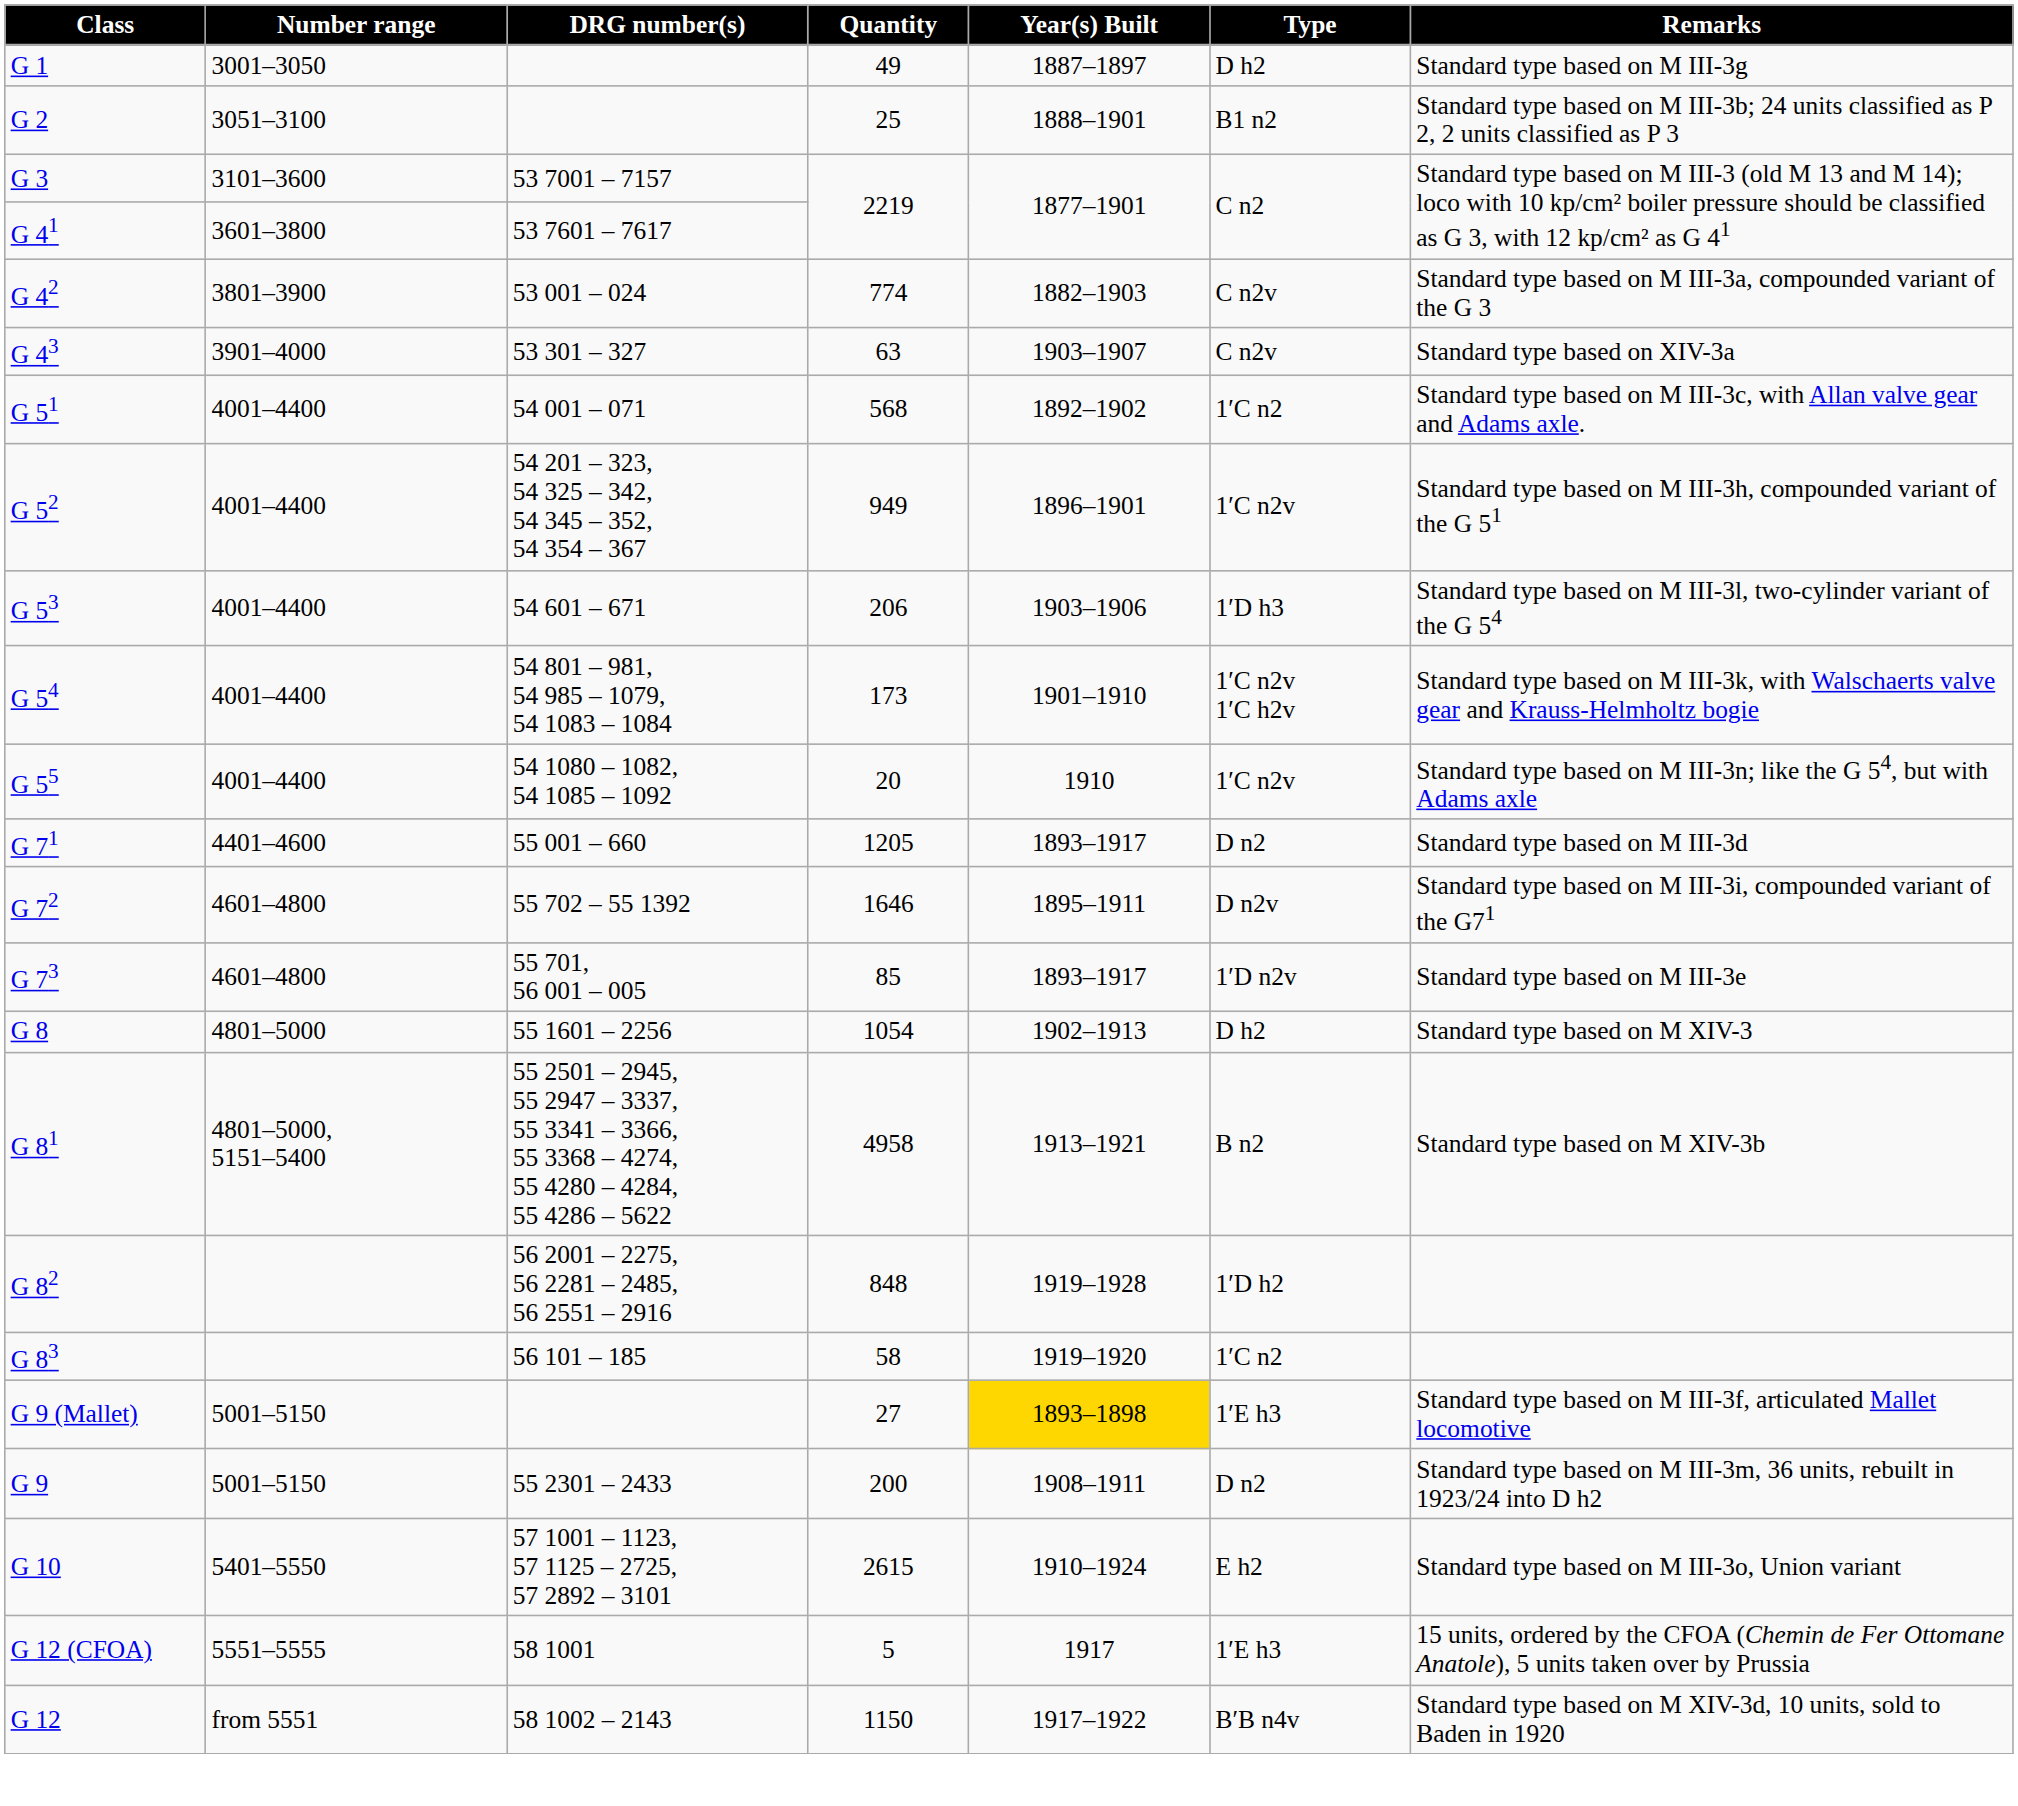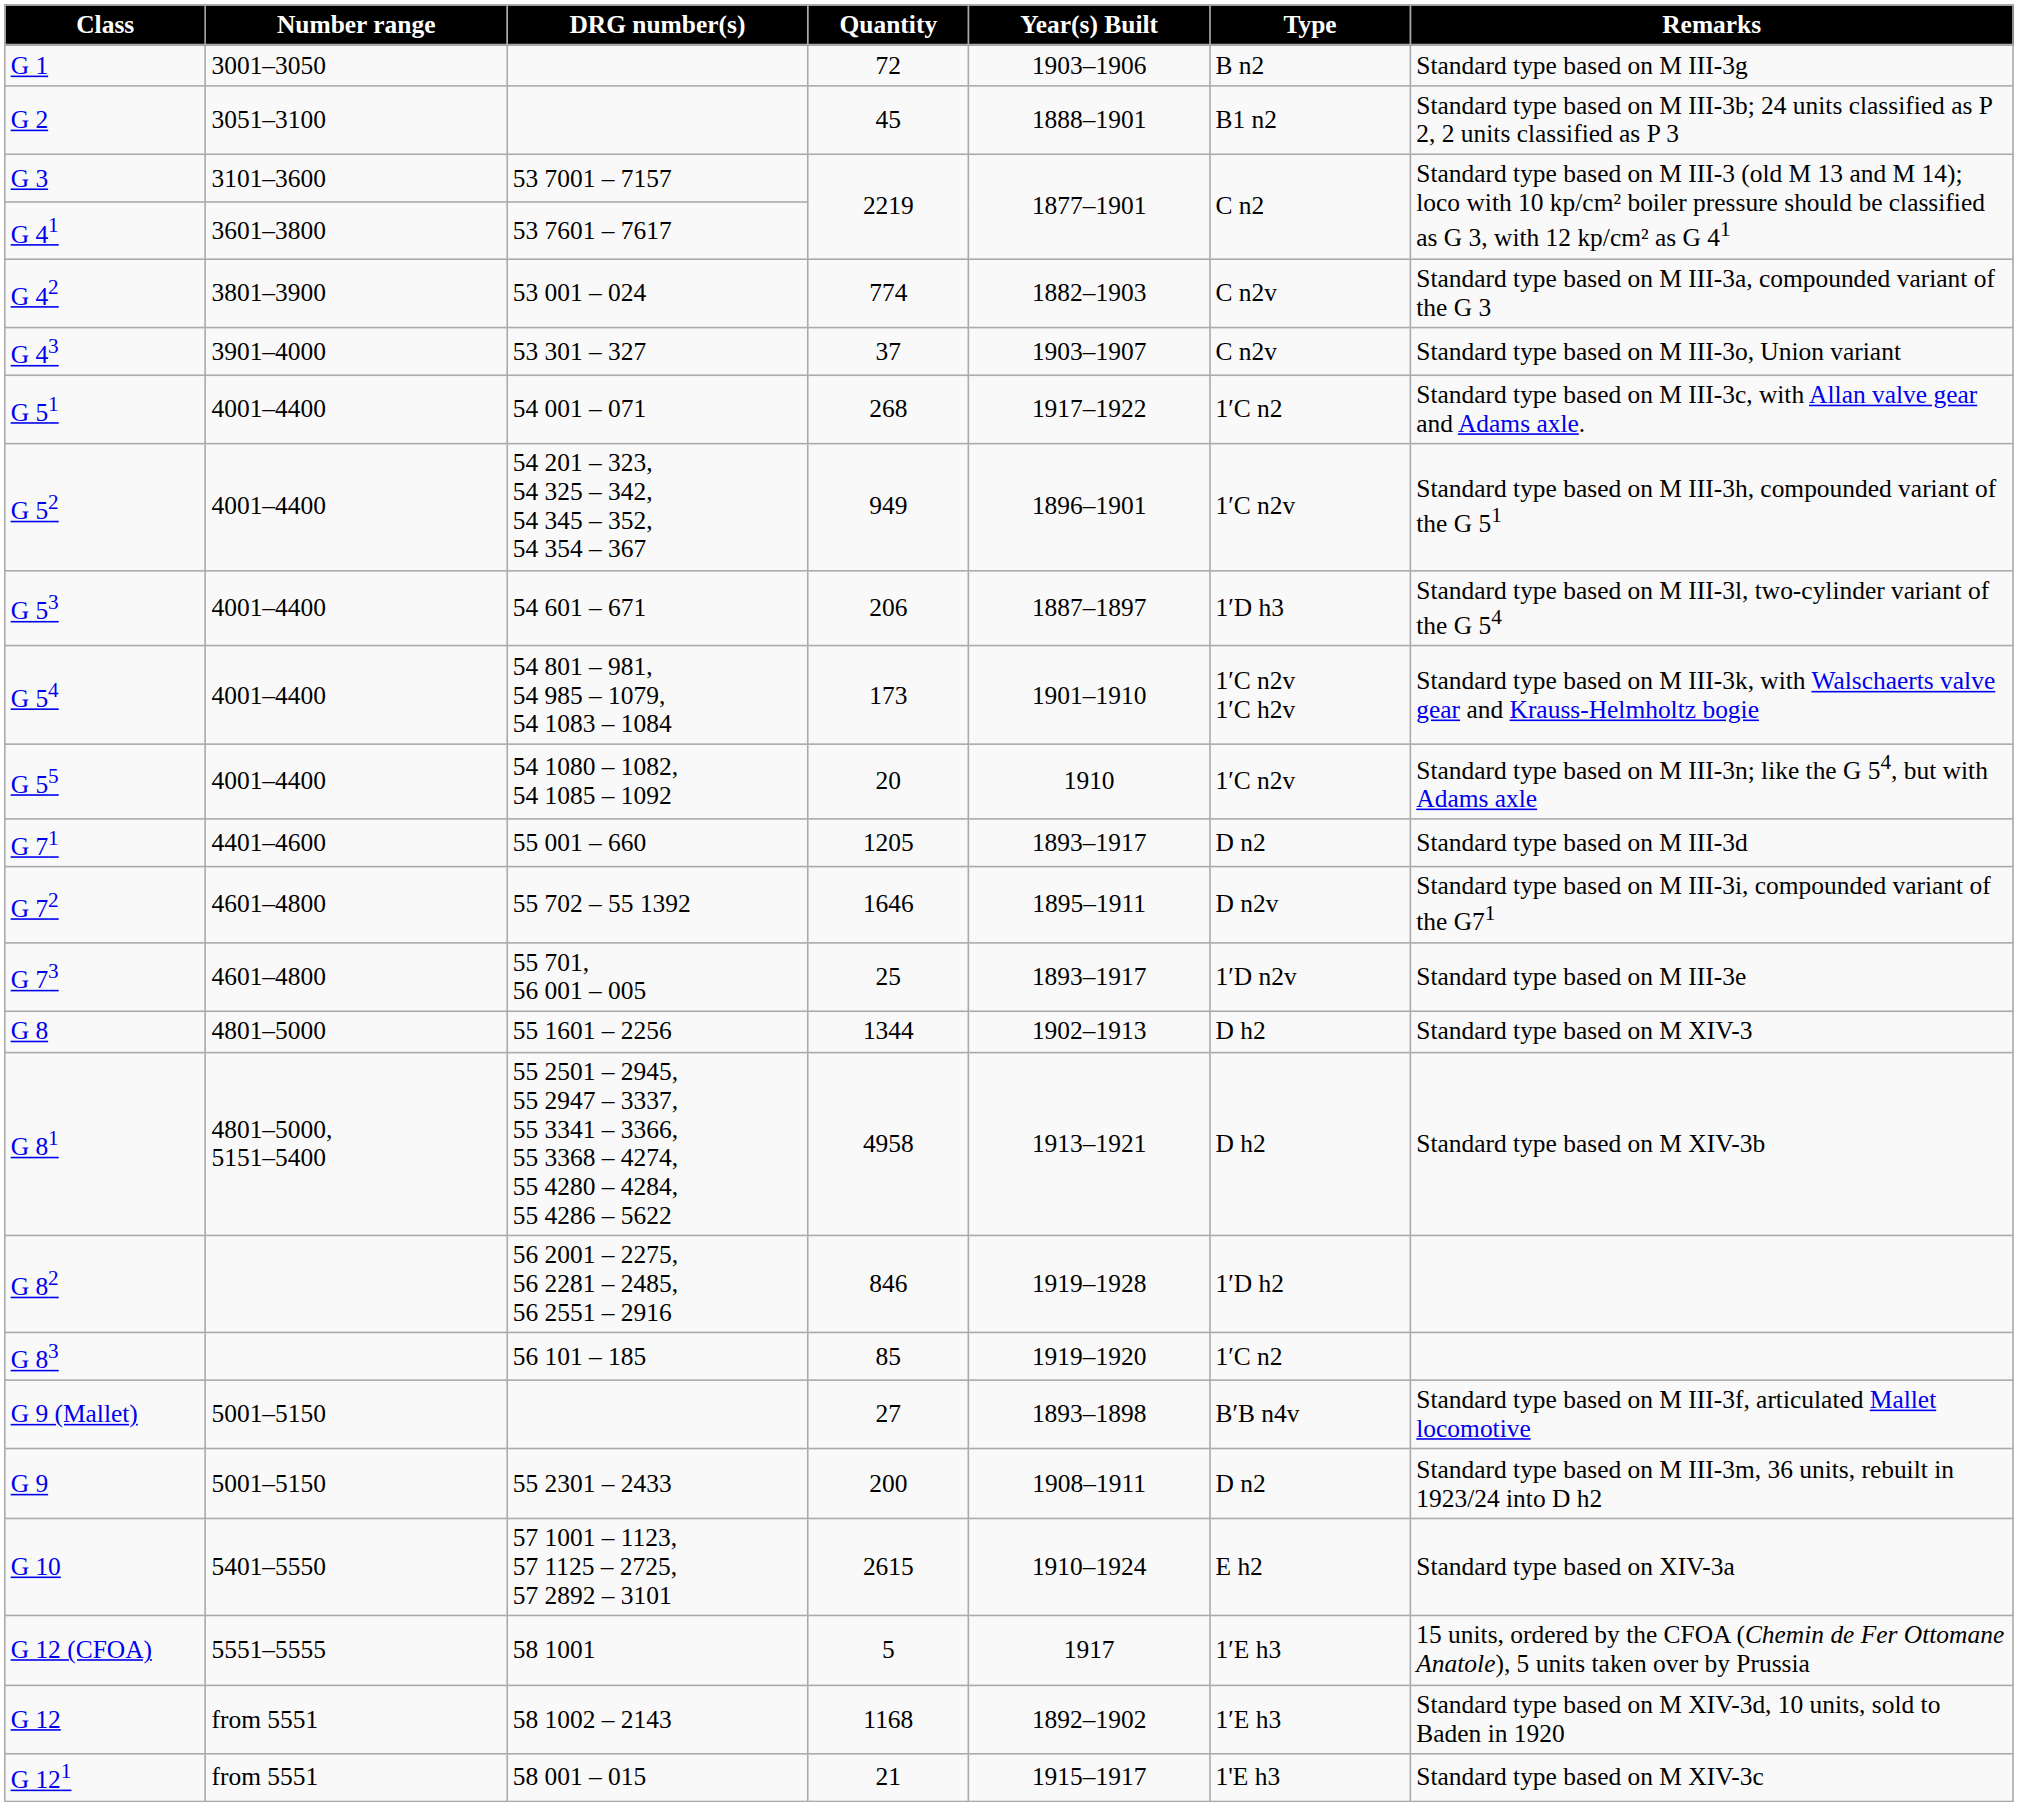(888, 65) 49 -> (888, 65) 72
(1089, 65) 1887–1897 -> (1089, 65) 1903–1906
(1241, 65) D h2 -> (1240, 65) B n2
(888, 119) 25 -> (888, 119) 45
(888, 351) 63 -> (888, 351) 37
(1575, 351) Standard type based on XIV-3a -> (1659, 351) Standard type based on M III-3o, Union variant
(888, 409) 568 -> (888, 409) 268
(1089, 409) 1892–1902 -> (1089, 409) 1917–1922
(1089, 607) 1903–1906 -> (1089, 607) 1887–1897
(888, 976) 85 -> (888, 976) 25
(888, 1031) 1054 -> (888, 1031) 1344
(1240, 1143) B n2 -> (1241, 1143) D h2
(888, 1283) 848 -> (888, 1283) 846
(888, 1356) 58 -> (888, 1356) 85
(1089, 1414) gold background -> (1089, 1414) no background
(1248, 1414) 1′E h3 -> (1257, 1414) B′B n4v
(1659, 1566) Standard type based on M III-3o, Union variant -> (1575, 1566) Standard type based on XIV-3a
(888, 1718) 1150 -> (888, 1718) 1168
(1089, 1718) 1917–1922 -> (1089, 1718) 1892–1902
(1257, 1718) B′B n4v -> (1248, 1718) 1′E h3
+ row: (41, 1776)
